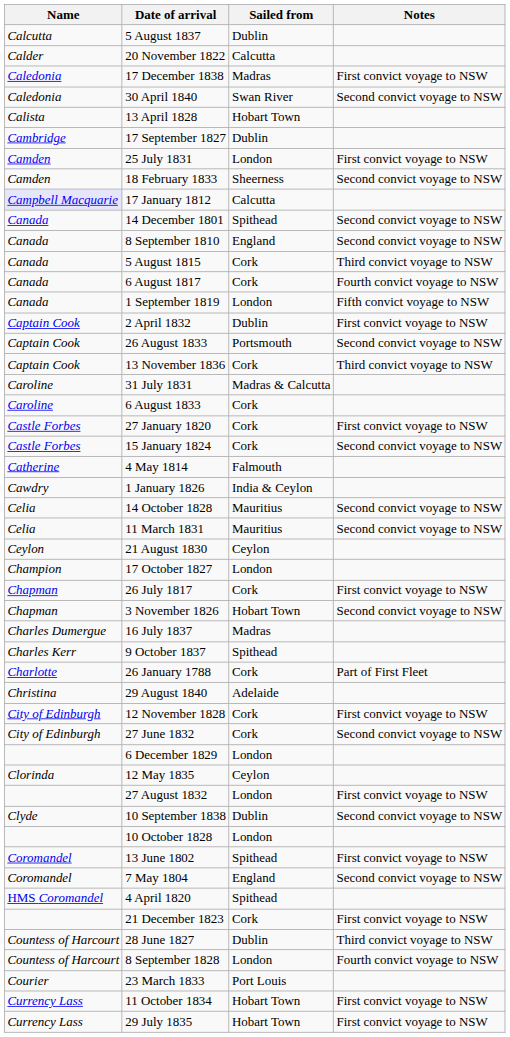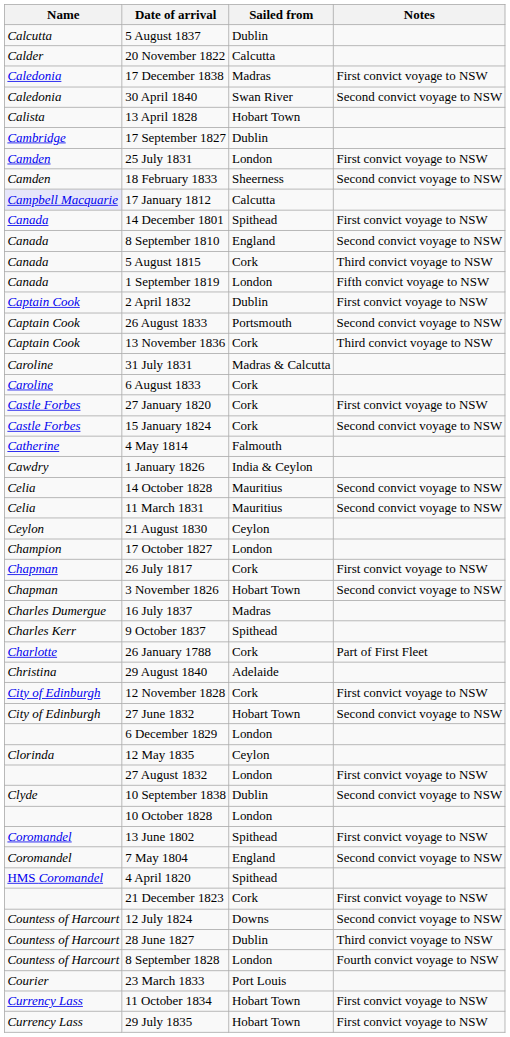(419, 220) Second convict voyage to NSW -> (412, 220) First convict voyage to NSW
- row: (163, 281)
(245, 734) Cork -> (266, 713) Hobart Town
+ row: (159, 919)
